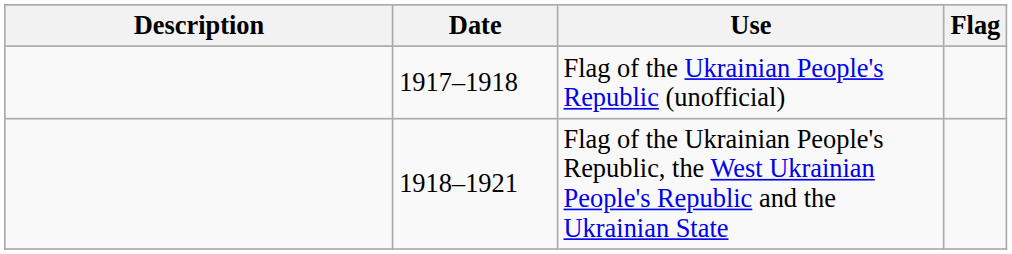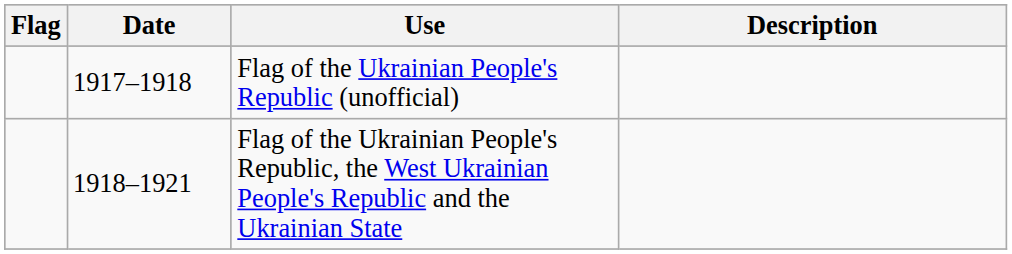columns swapped: (975, 25) <-> (199, 25)
